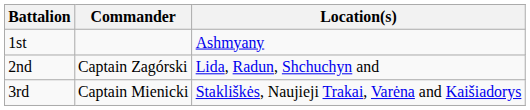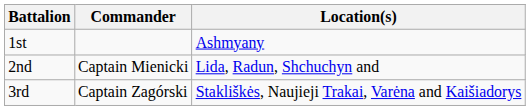(133, 67) Captain Zagórski -> (133, 67) Captain Mienicki
(133, 92) Captain Mienicki -> (133, 92) Captain Zagórski
